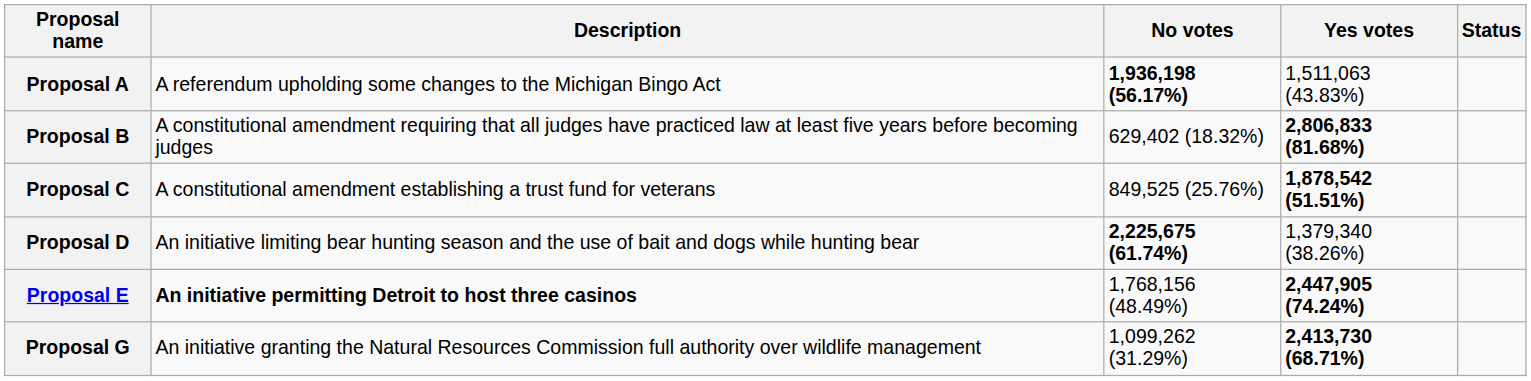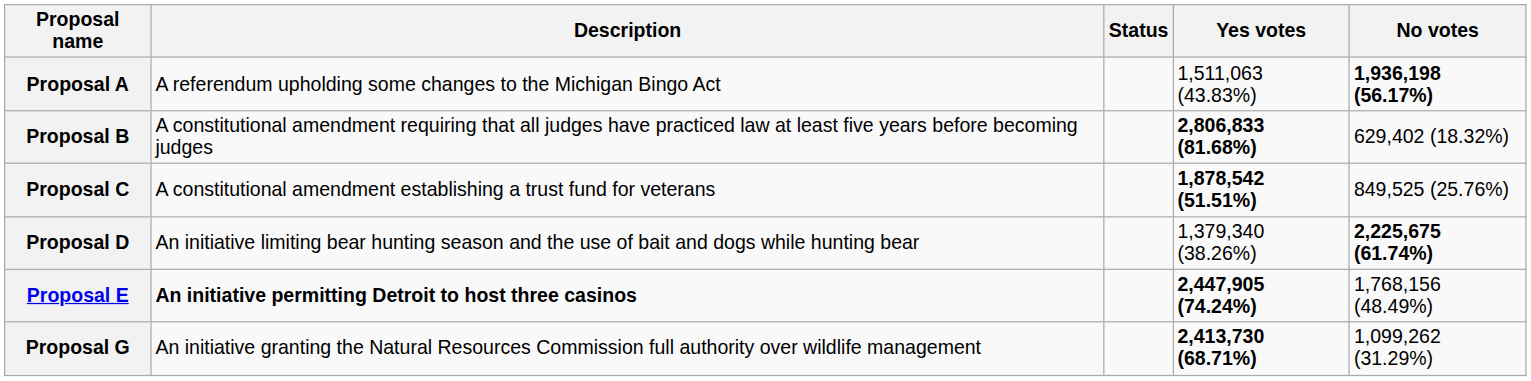columns swapped: (1492, 30) <-> (1192, 30)
